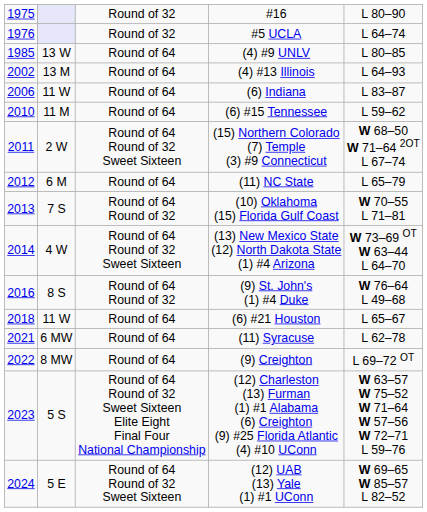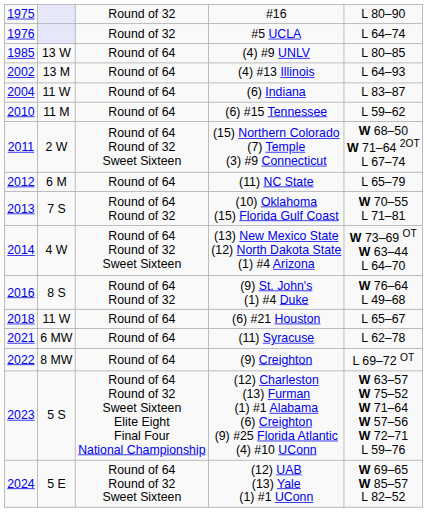(21, 92) 2006 -> (21, 92) 2004
